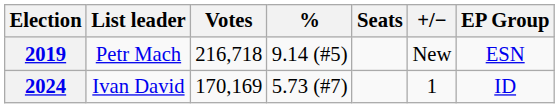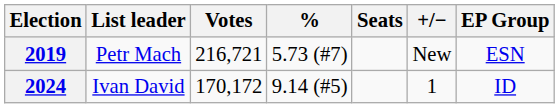(229, 53) 216,718 -> (229, 53) 216,721
(310, 53) 9.14 (#5) -> (310, 53) 5.73 (#7)
(229, 86) 170,169 -> (229, 86) 170,172
(310, 86) 5.73 (#7) -> (310, 86) 9.14 (#5)
